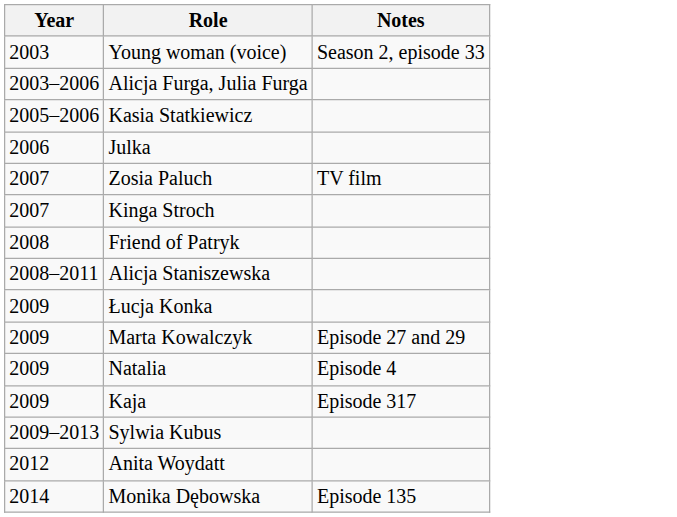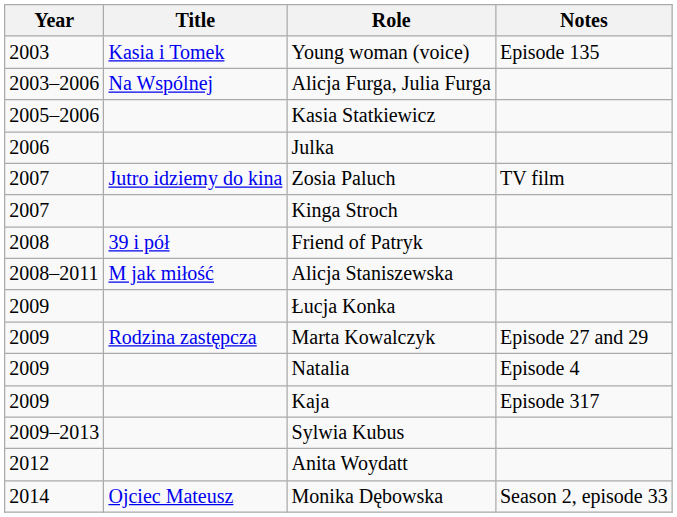+ column: (195, 20)
(401, 52) Season 2, episode 33 -> (550, 52) Episode 135
(367, 496) Episode 135 -> (584, 496) Season 2, episode 33
